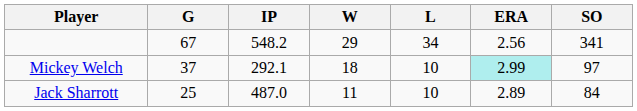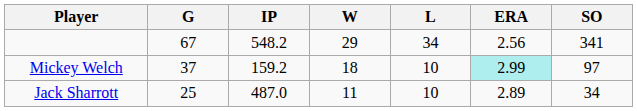(269, 67) 292.1 -> (269, 67) 159.2
(592, 93) 84 -> (592, 93) 34
